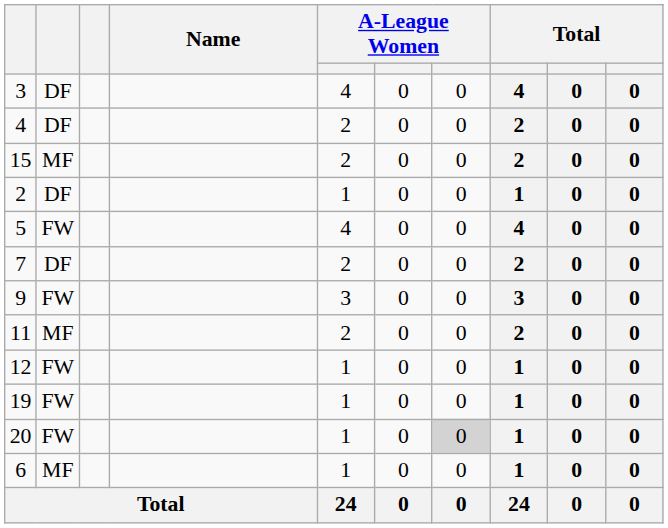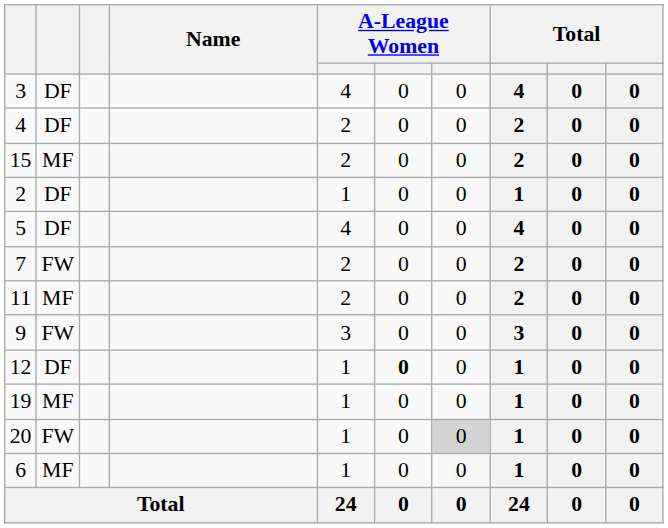(58, 228) FW -> (58, 228) DF
(58, 263) DF -> (58, 263) FW
rows swapped: (21, 297) <-> (21, 332)
(58, 366) FW -> (58, 366) DF
(403, 366) normal -> (403, 366) bold
(58, 401) FW -> (58, 401) MF
